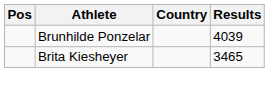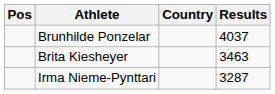(228, 36) 4039 -> (234, 36) 4037
(228, 57) 3465 -> (234, 57) 3463
+ row: (97, 78)
